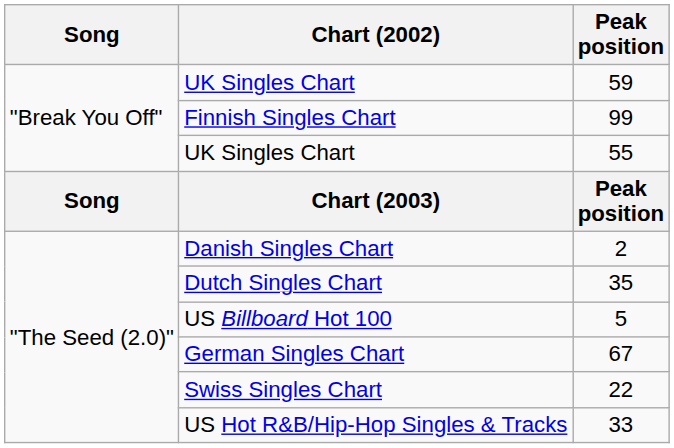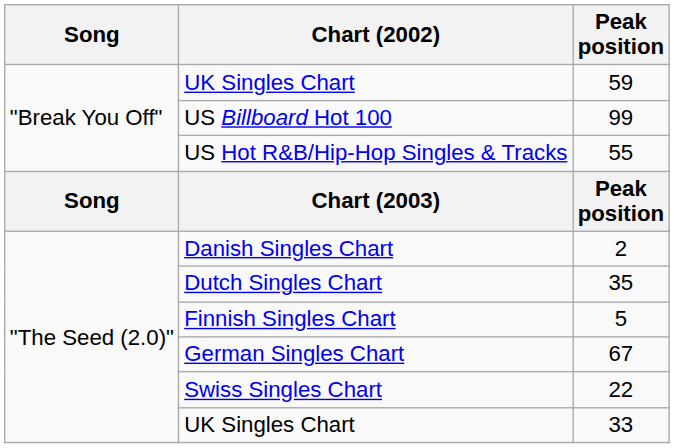(290, 117) Finnish Singles Chart -> (288, 117) US Billboard Hot 100
(270, 152) UK Singles Chart -> (376, 152) US Hot R&B/Hip-Hop Singles & Tracks
(288, 319) US Billboard Hot 100 -> (290, 319) Finnish Singles Chart
(376, 424) US Hot R&B/Hip-Hop Singles & Tracks -> (270, 424) UK Singles Chart
